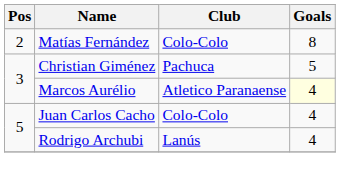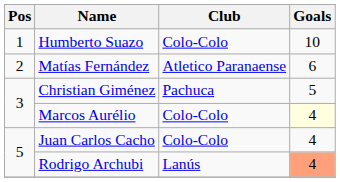+ row: (91, 41)
(195, 41) Colo-Colo -> (224, 66) Atletico Paranaense
(312, 41) 8 -> (312, 66) 6
(224, 90) Atletico Paranaense -> (195, 115) Colo-Colo
(312, 139) no background -> (312, 164) lightsalmon background
